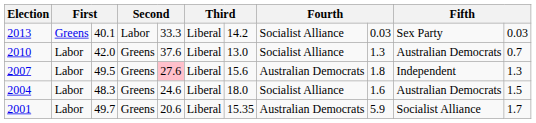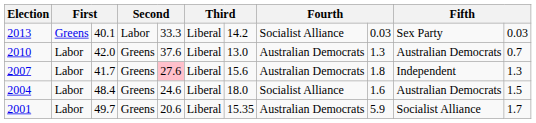(302, 52) Socialist Alliance -> (312, 52) Australian Democrats
(105, 71) 49.5 -> (105, 71) 41.7
(105, 90) 48.3 -> (105, 90) 48.4
